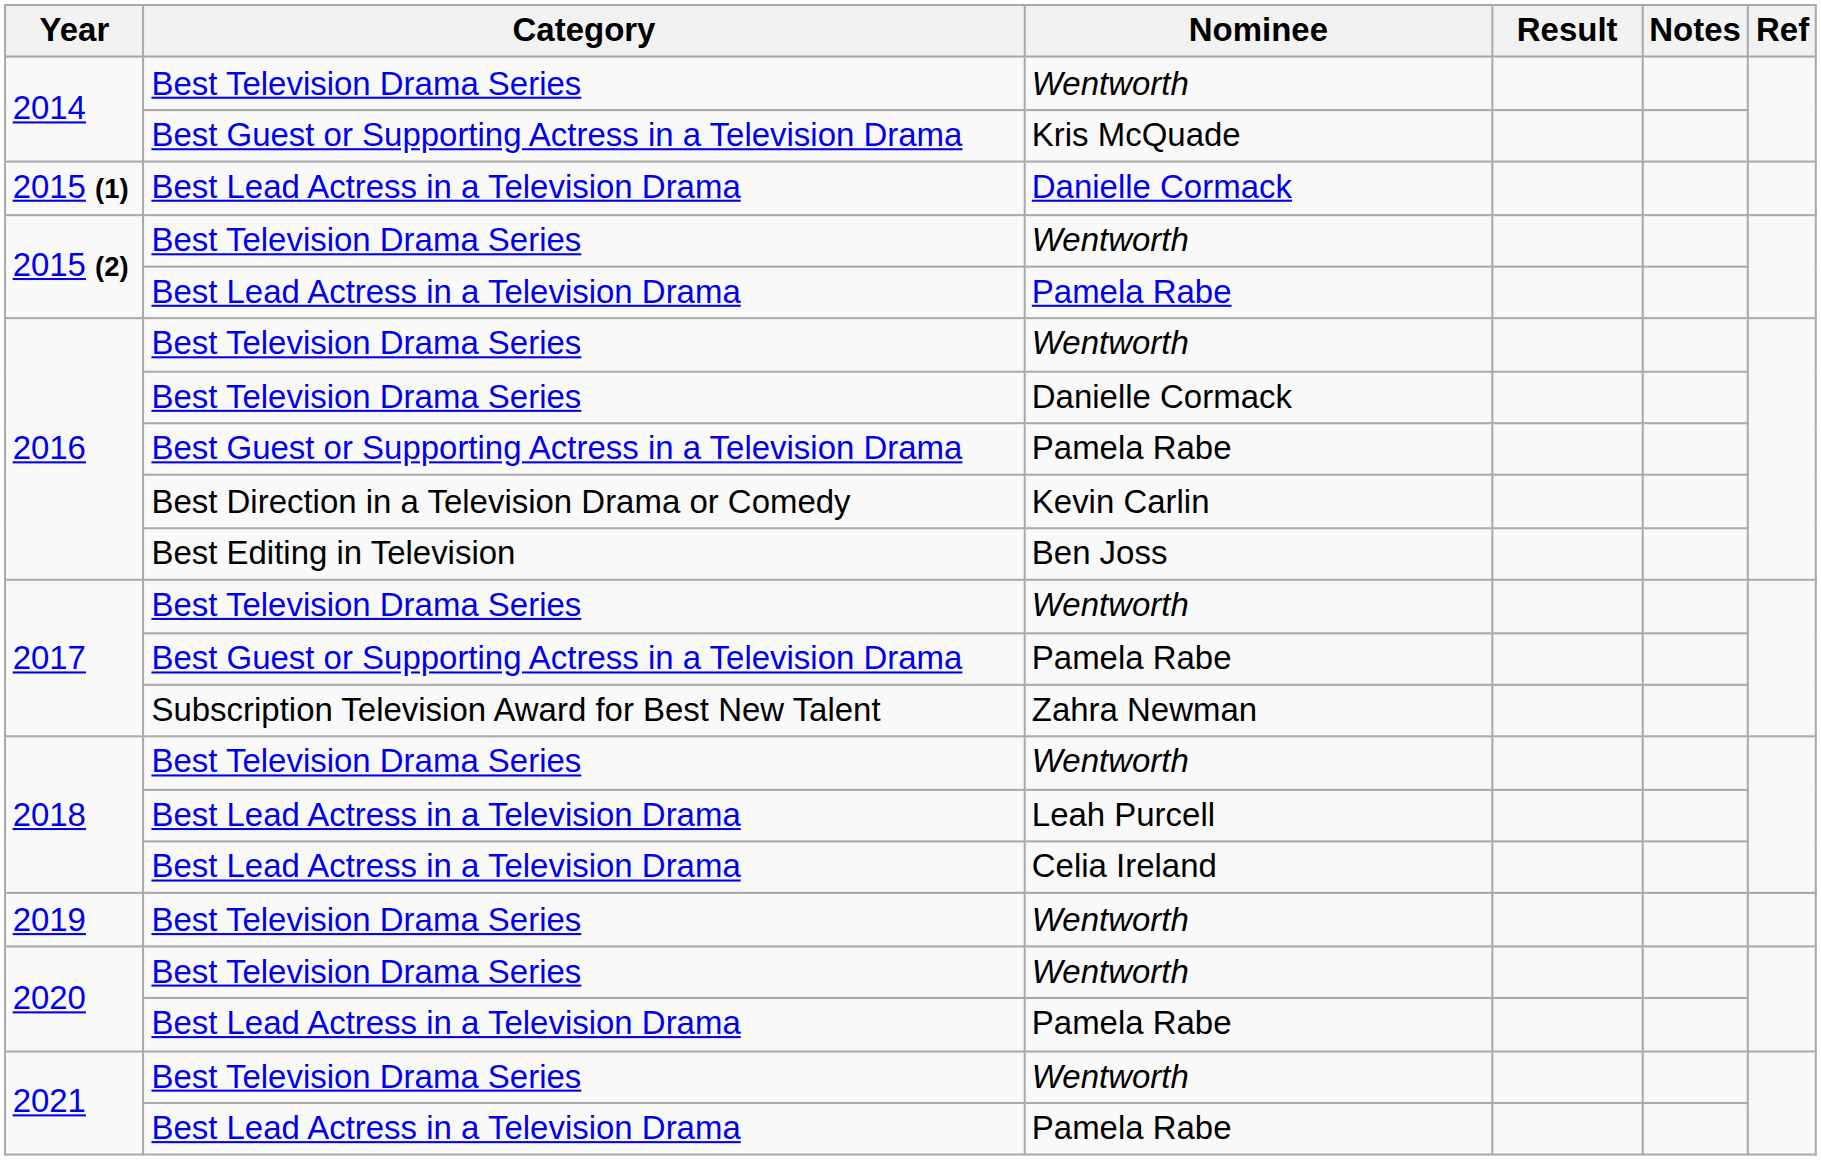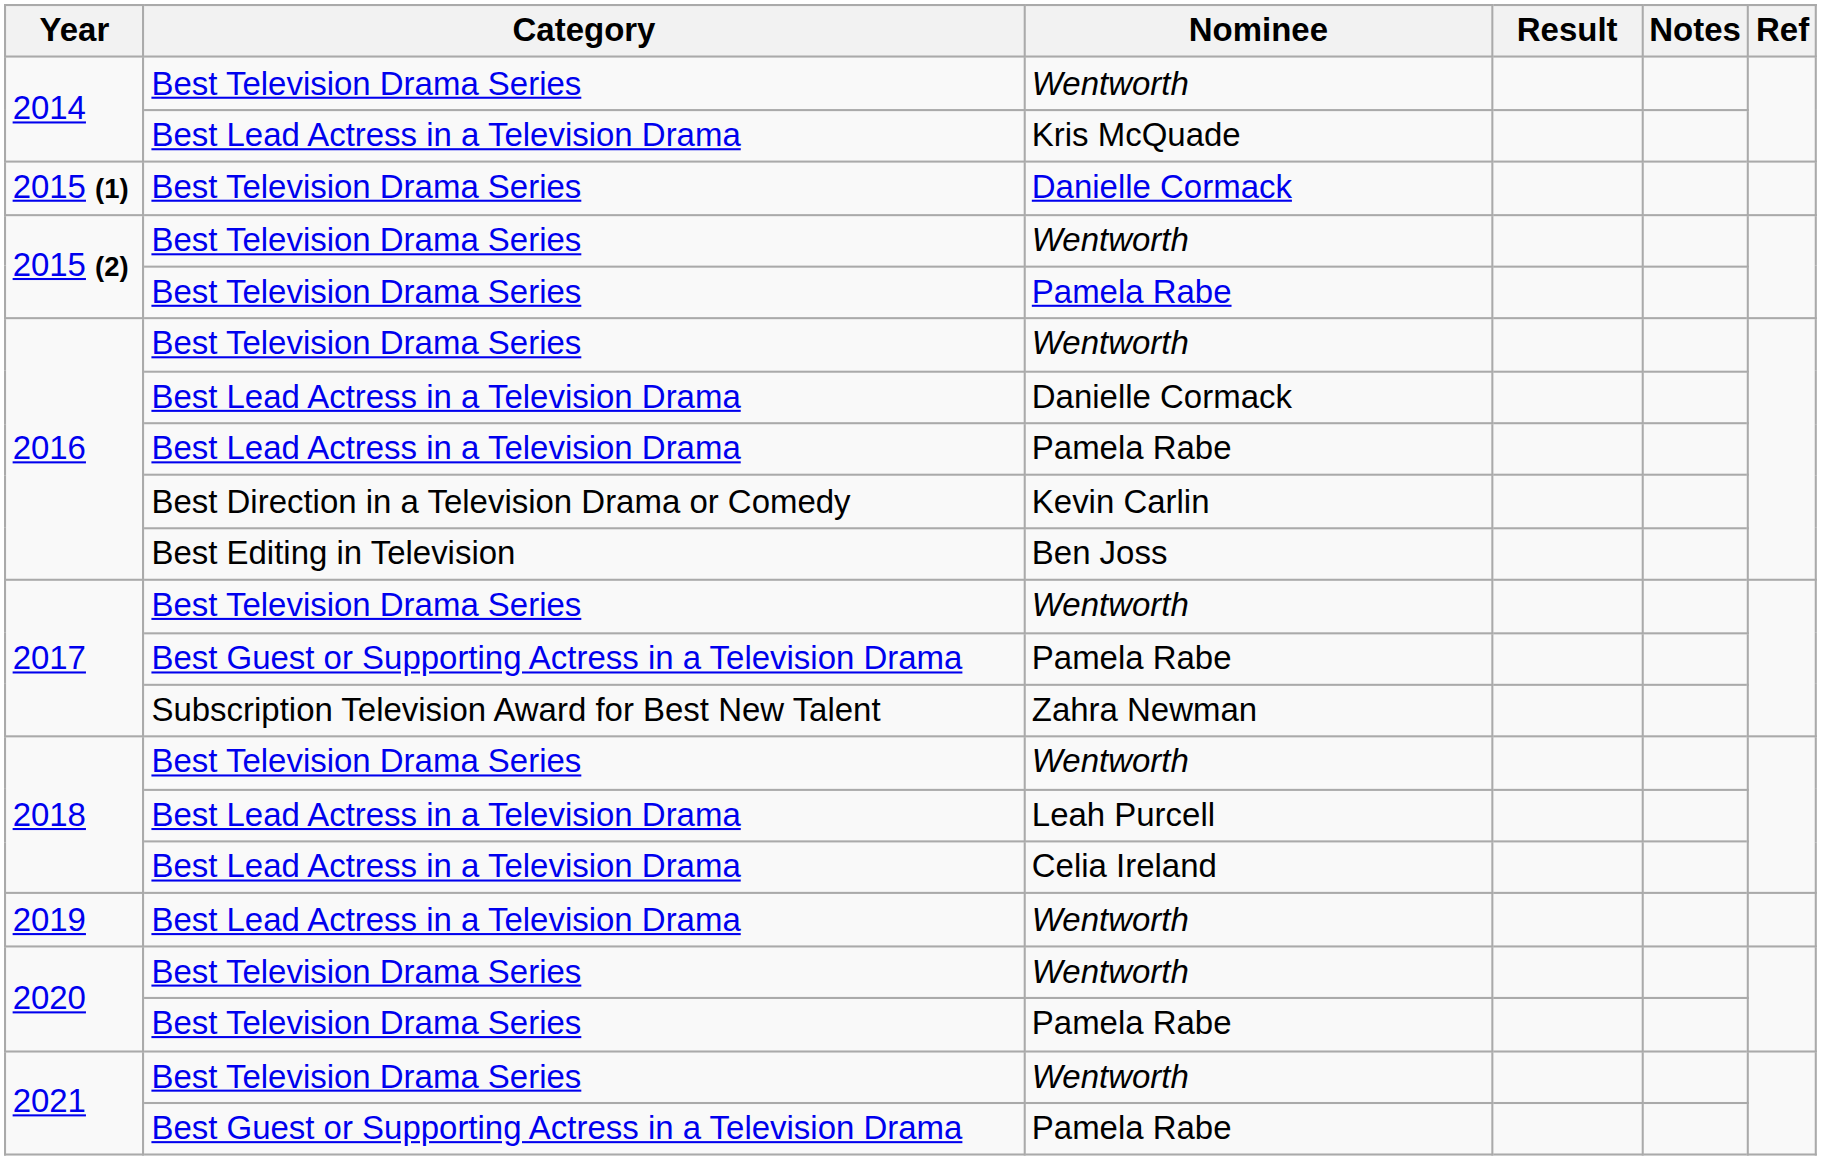(557, 135) Best Guest or Supporting Actress in a Television Drama -> (446, 135) Best Lead Actress in a Television Drama
(446, 187) Best Lead Actress in a Television Drama -> (366, 187) Best Television Drama Series
(446, 291) Best Lead Actress in a Television Drama -> (366, 291) Best Television Drama Series
(366, 396) Best Television Drama Series -> (446, 396) Best Lead Actress in a Television Drama
(557, 448) Best Guest or Supporting Actress in a Television Drama -> (446, 448) Best Lead Actress in a Television Drama
(366, 919) Best Television Drama Series -> (446, 919) Best Lead Actress in a Television Drama
(446, 1023) Best Lead Actress in a Television Drama -> (366, 1023) Best Television Drama Series
(446, 1128) Best Lead Actress in a Television Drama -> (557, 1128) Best Guest or Supporting Actress in a Television Drama
